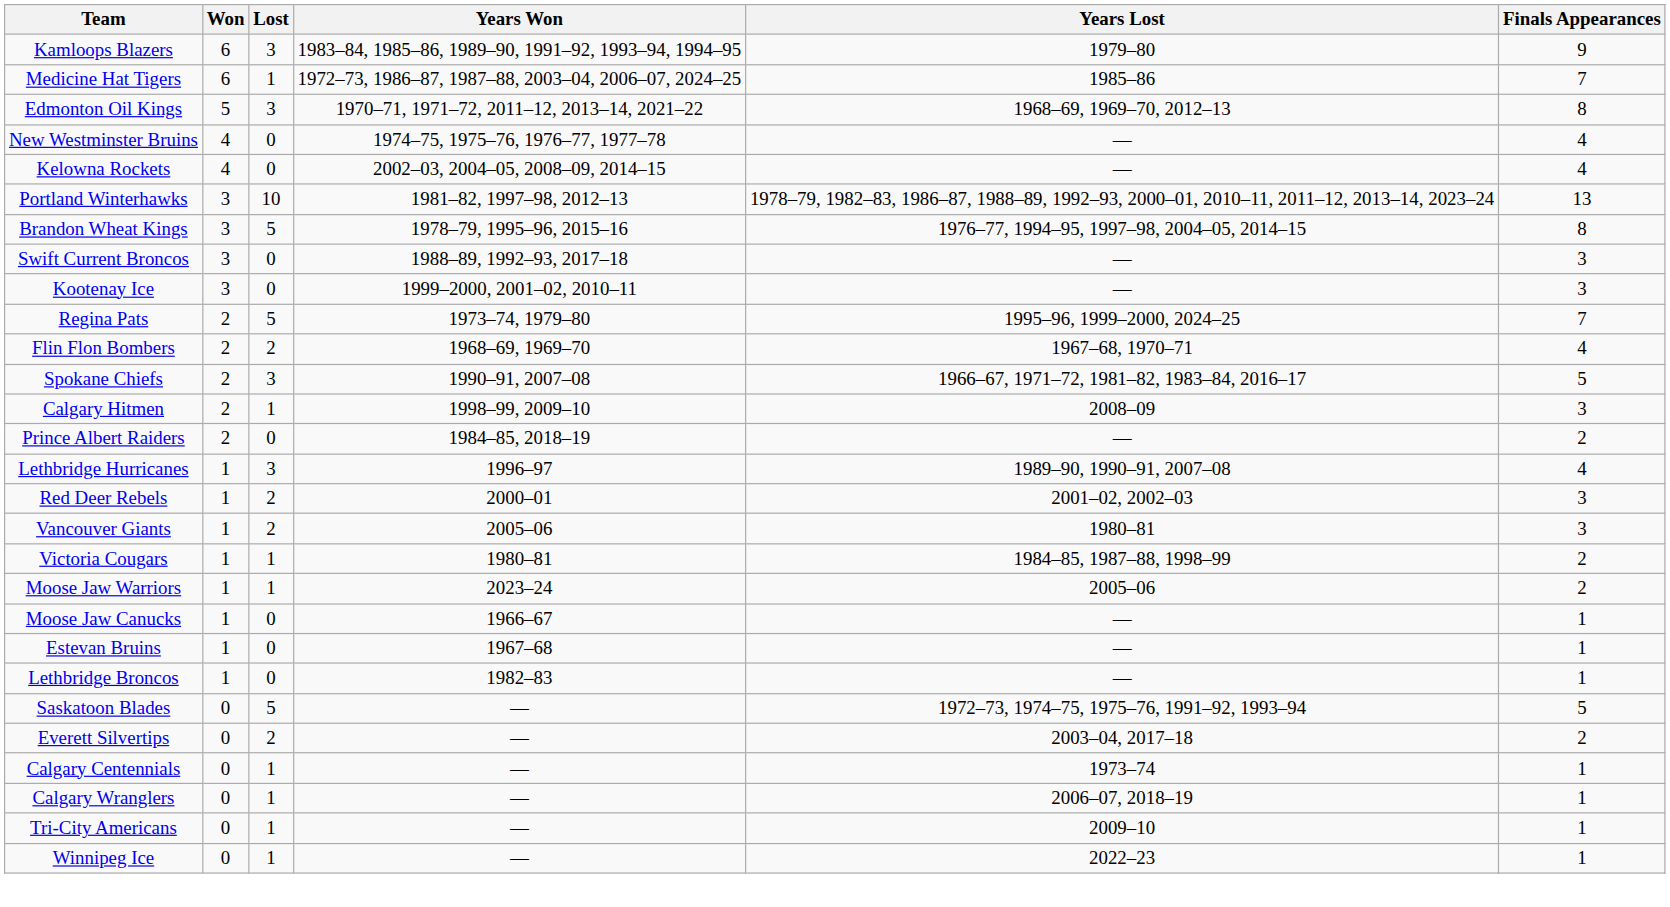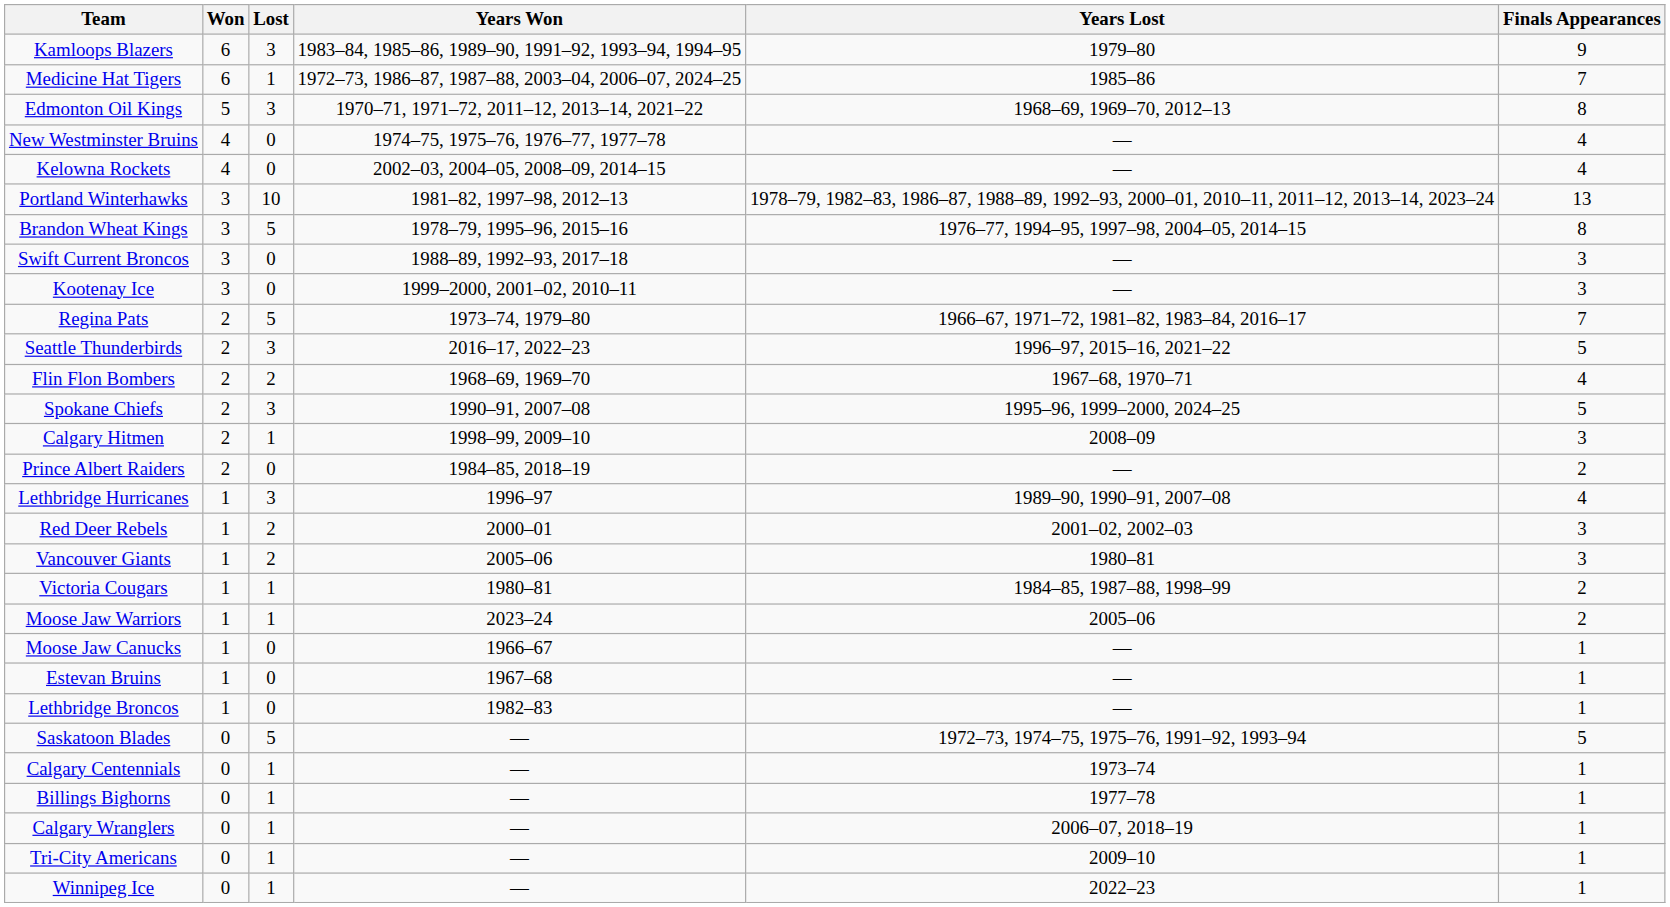(1122, 318) 1995–96, 1999–2000, 2024–25 -> (1122, 318) 1966–67, 1971–72, 1981–82, 1983–84, 2016–17
+ row: (103, 348)
(1122, 378) 1966–67, 1971–72, 1981–82, 1983–84, 2016–17 -> (1122, 408) 1995–96, 1999–2000, 2024–25
- row: (103, 738)
+ row: (103, 797)
